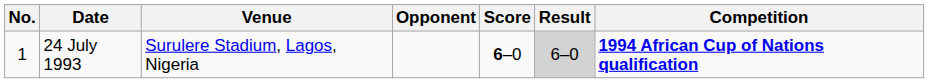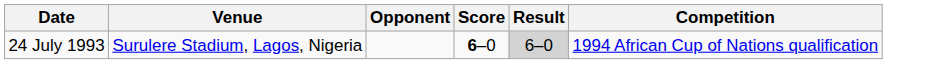- column: (22, 17)
(711, 54) bold -> (725, 44) normal
